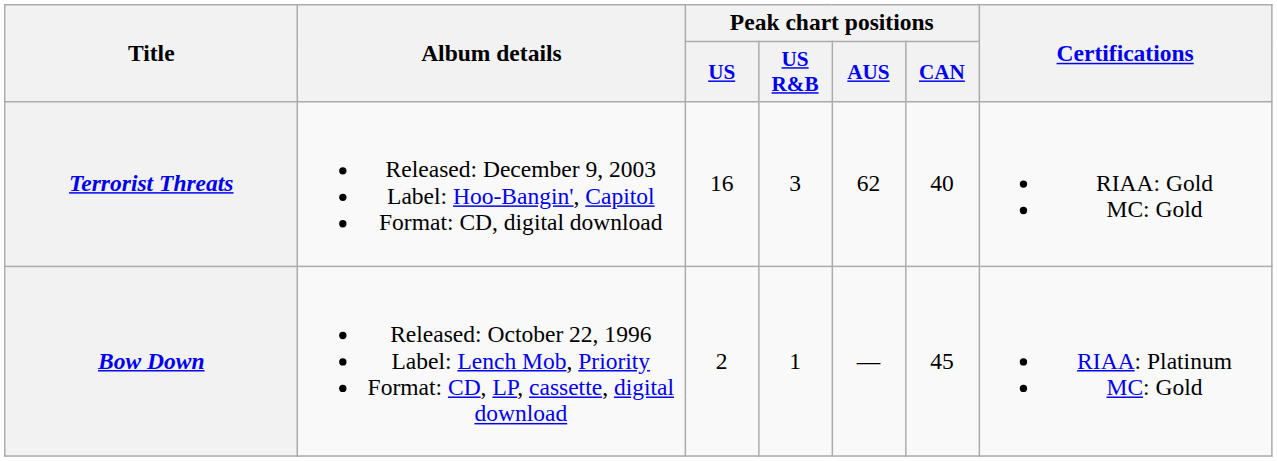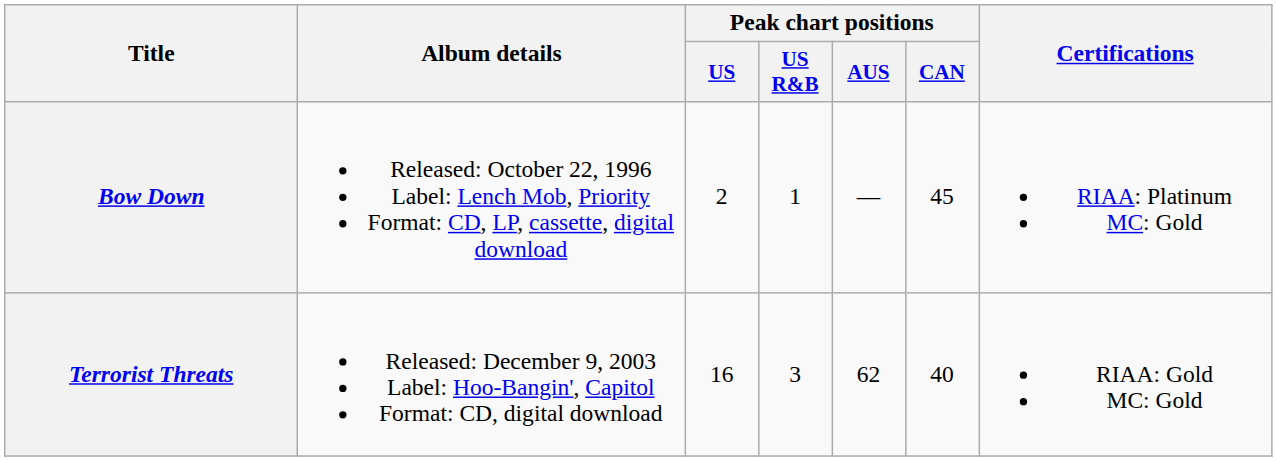rows swapped: (151, 360) <-> (151, 183)
